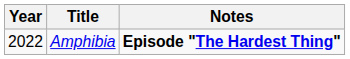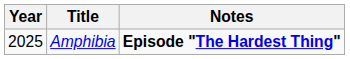(26, 41) 2022 -> (26, 41) 2025
